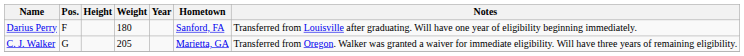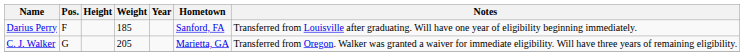(124, 28) 180 -> (124, 28) 185
